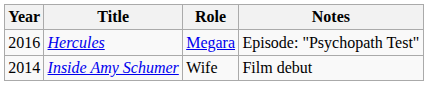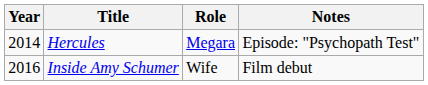(24, 42) 2016 -> (24, 42) 2014
(24, 67) 2014 -> (24, 67) 2016
